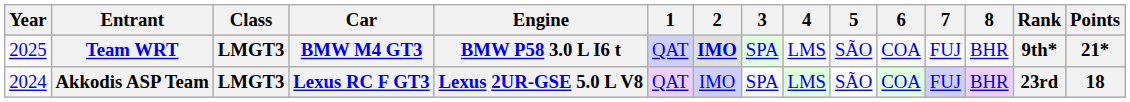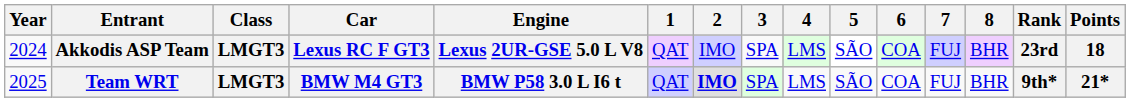rows swapped: (132, 81) <-> (132, 50)
